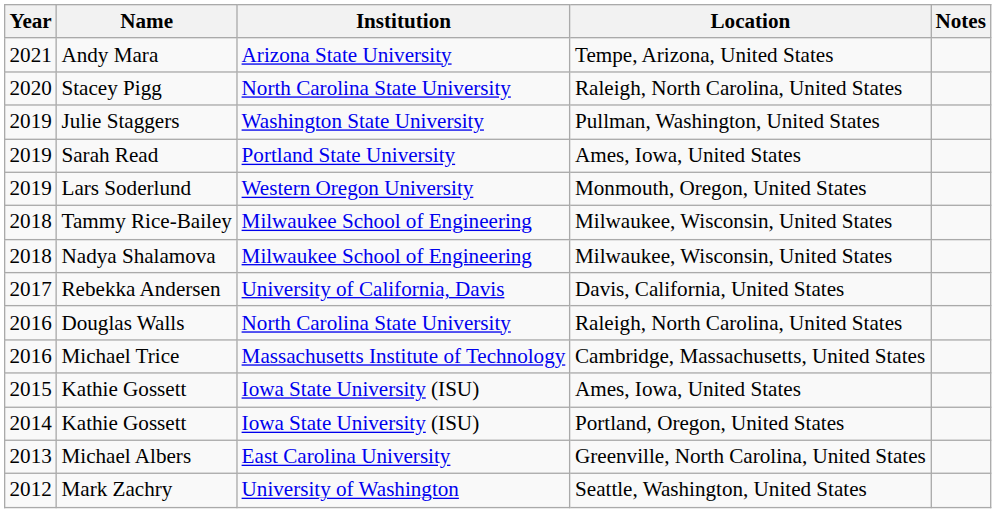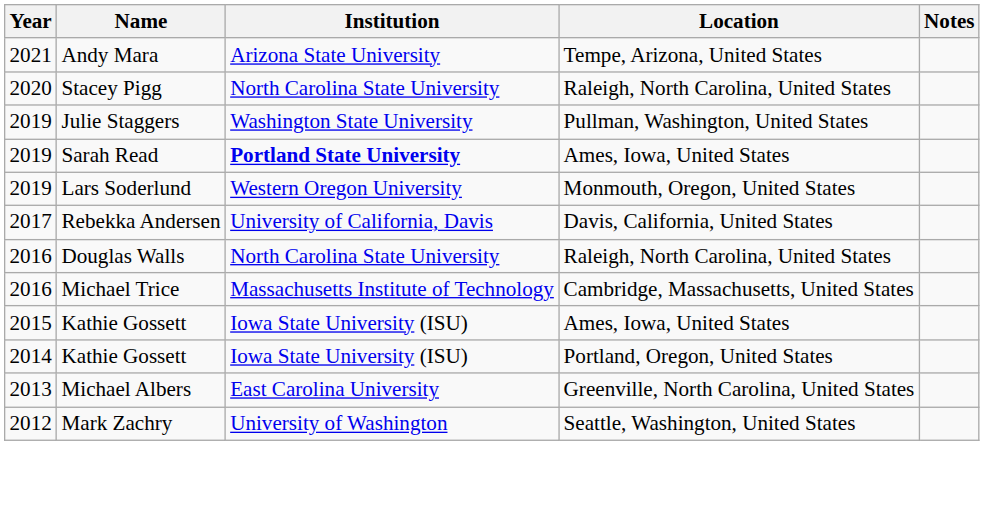(348, 155) normal -> (345, 155) bold
- row: (31, 222)
- row: (31, 255)
